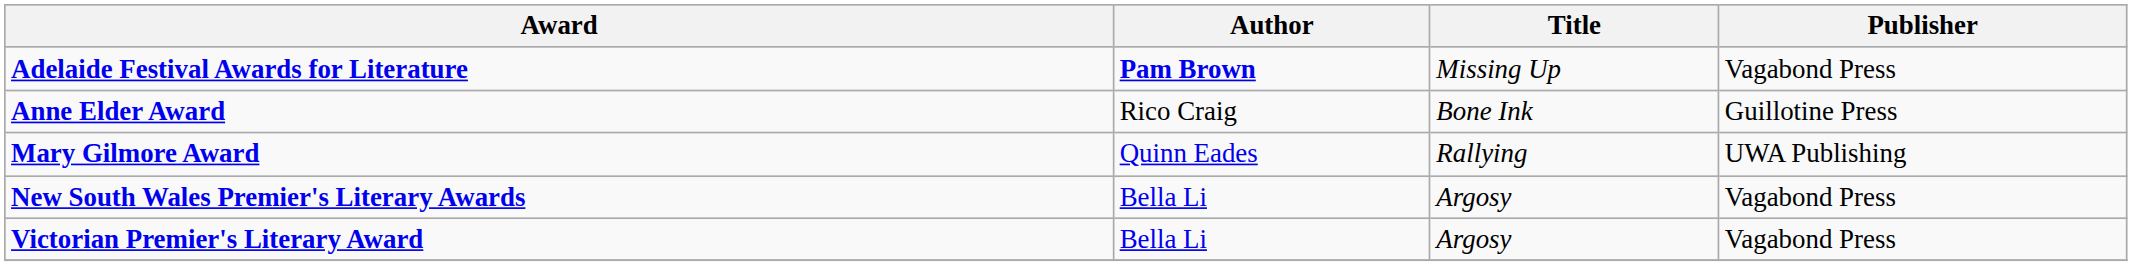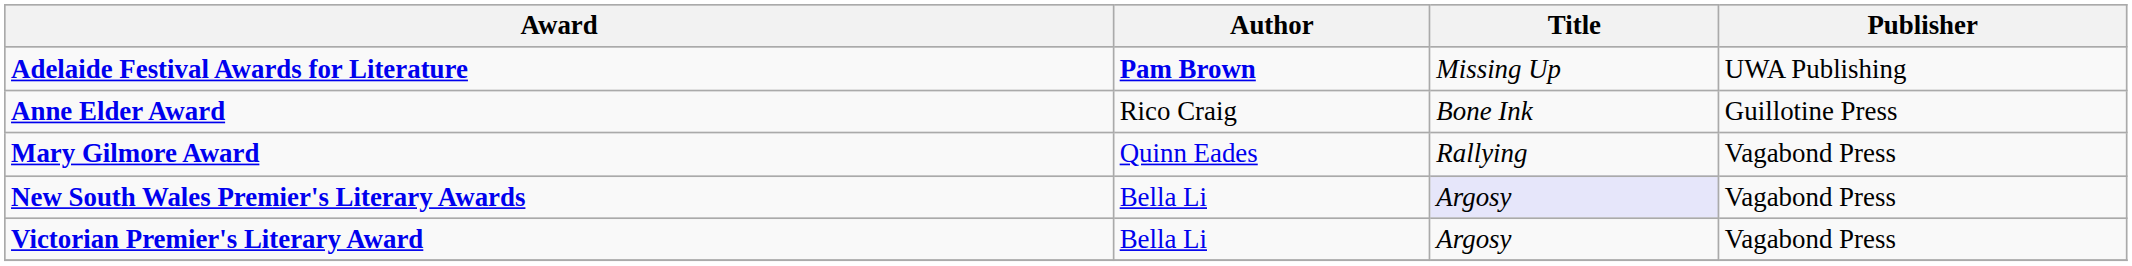(1810, 68) Vagabond Press -> (1816, 68) UWA Publishing
(1816, 153) UWA Publishing -> (1810, 153) Vagabond Press
(1474, 196) no background -> (1474, 196) lavender background
